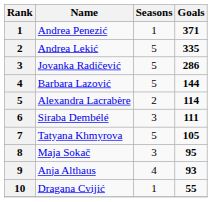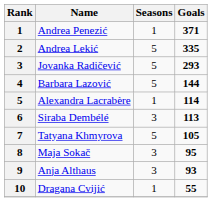(191, 65) 286 -> (191, 65) 293
(154, 100) 2 -> (154, 100) 1
(191, 118) 111 -> (191, 118) 113
(154, 170) 4 -> (154, 170) 3
